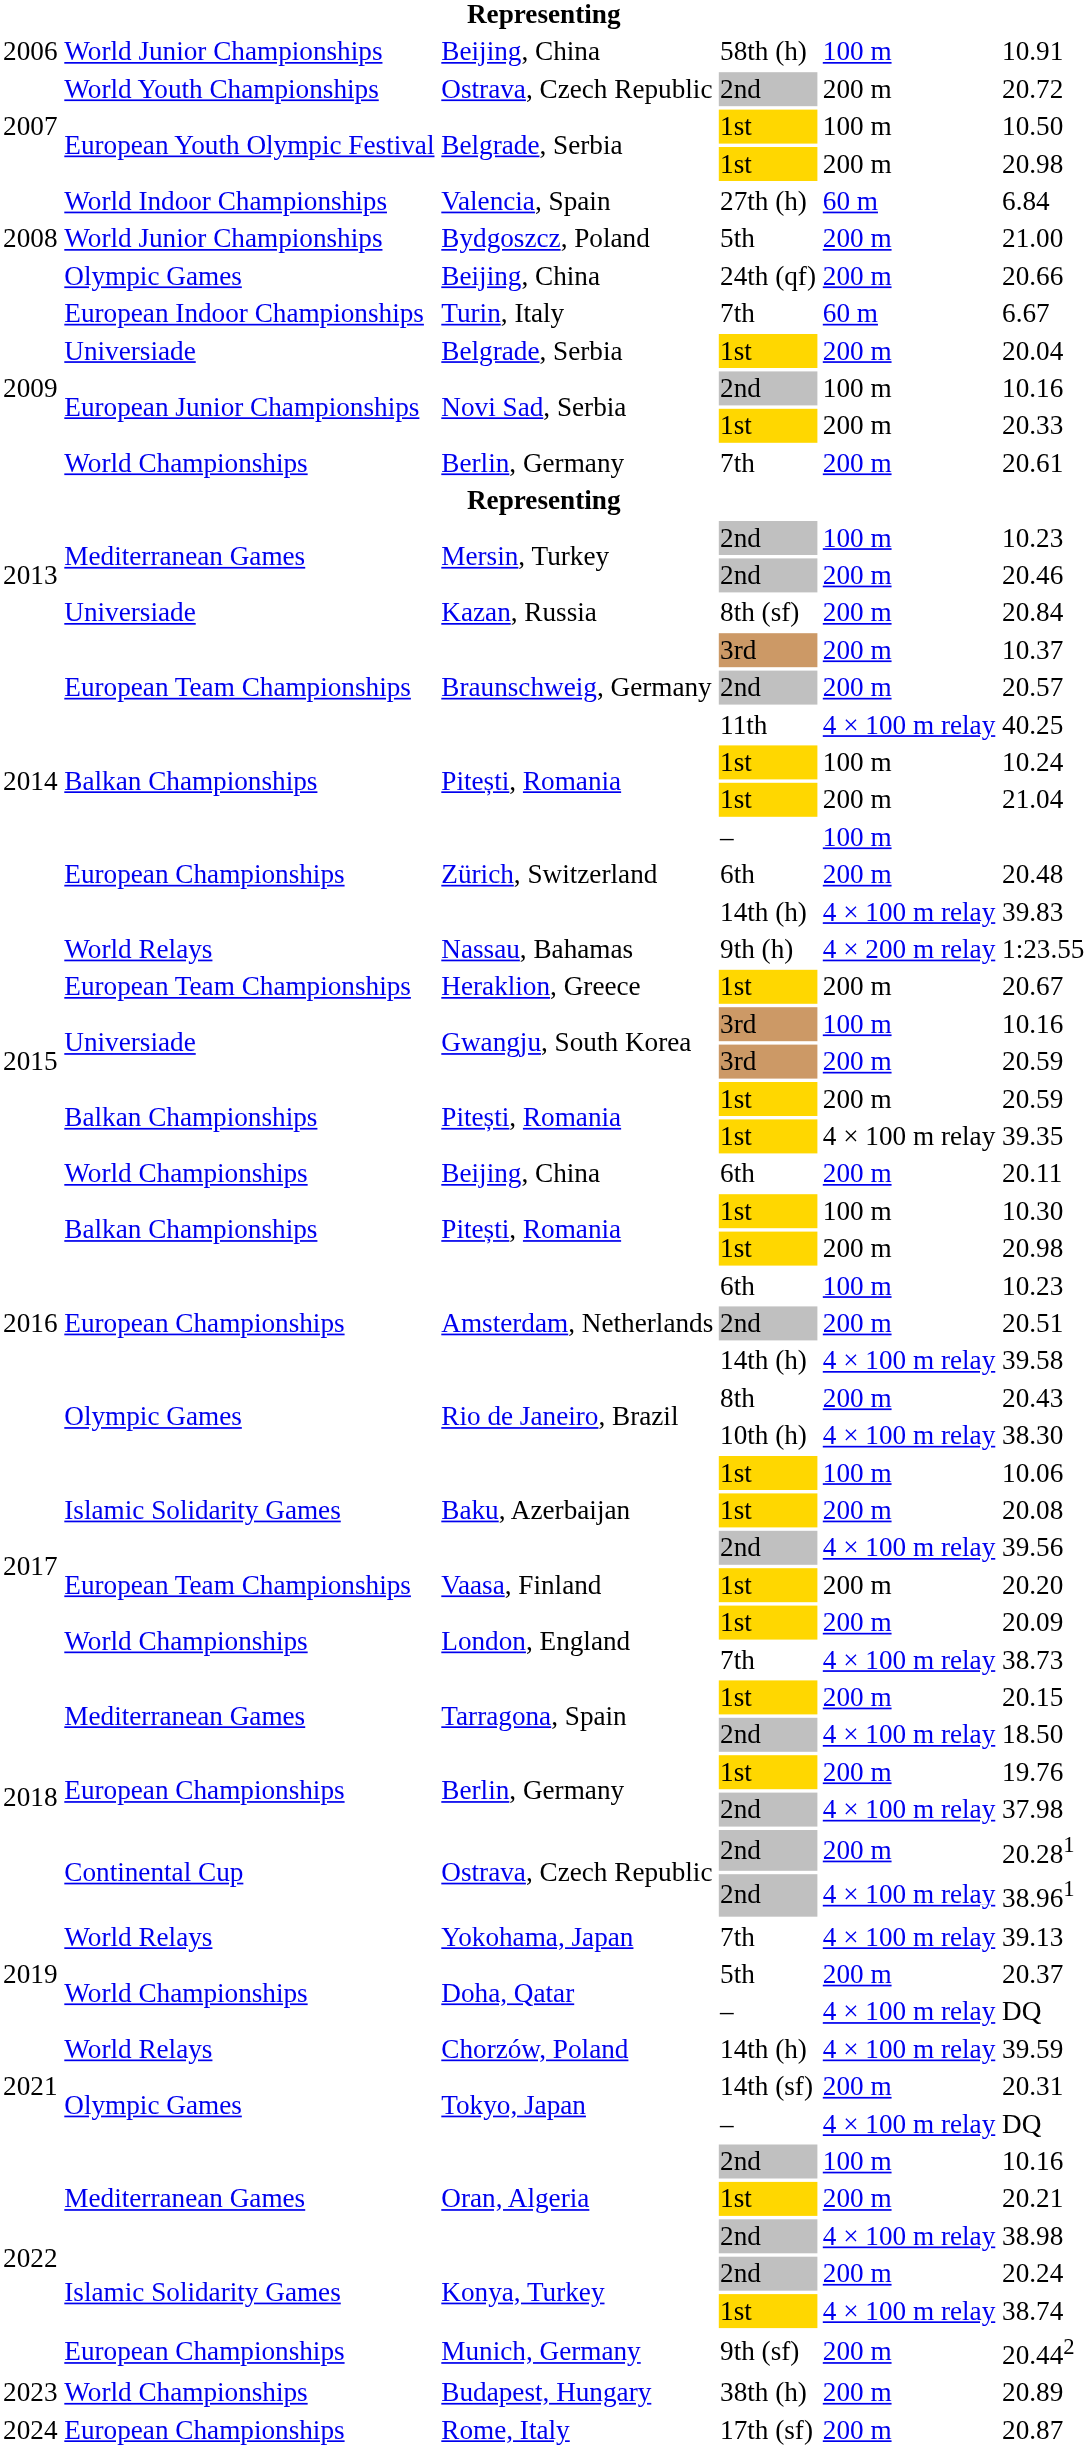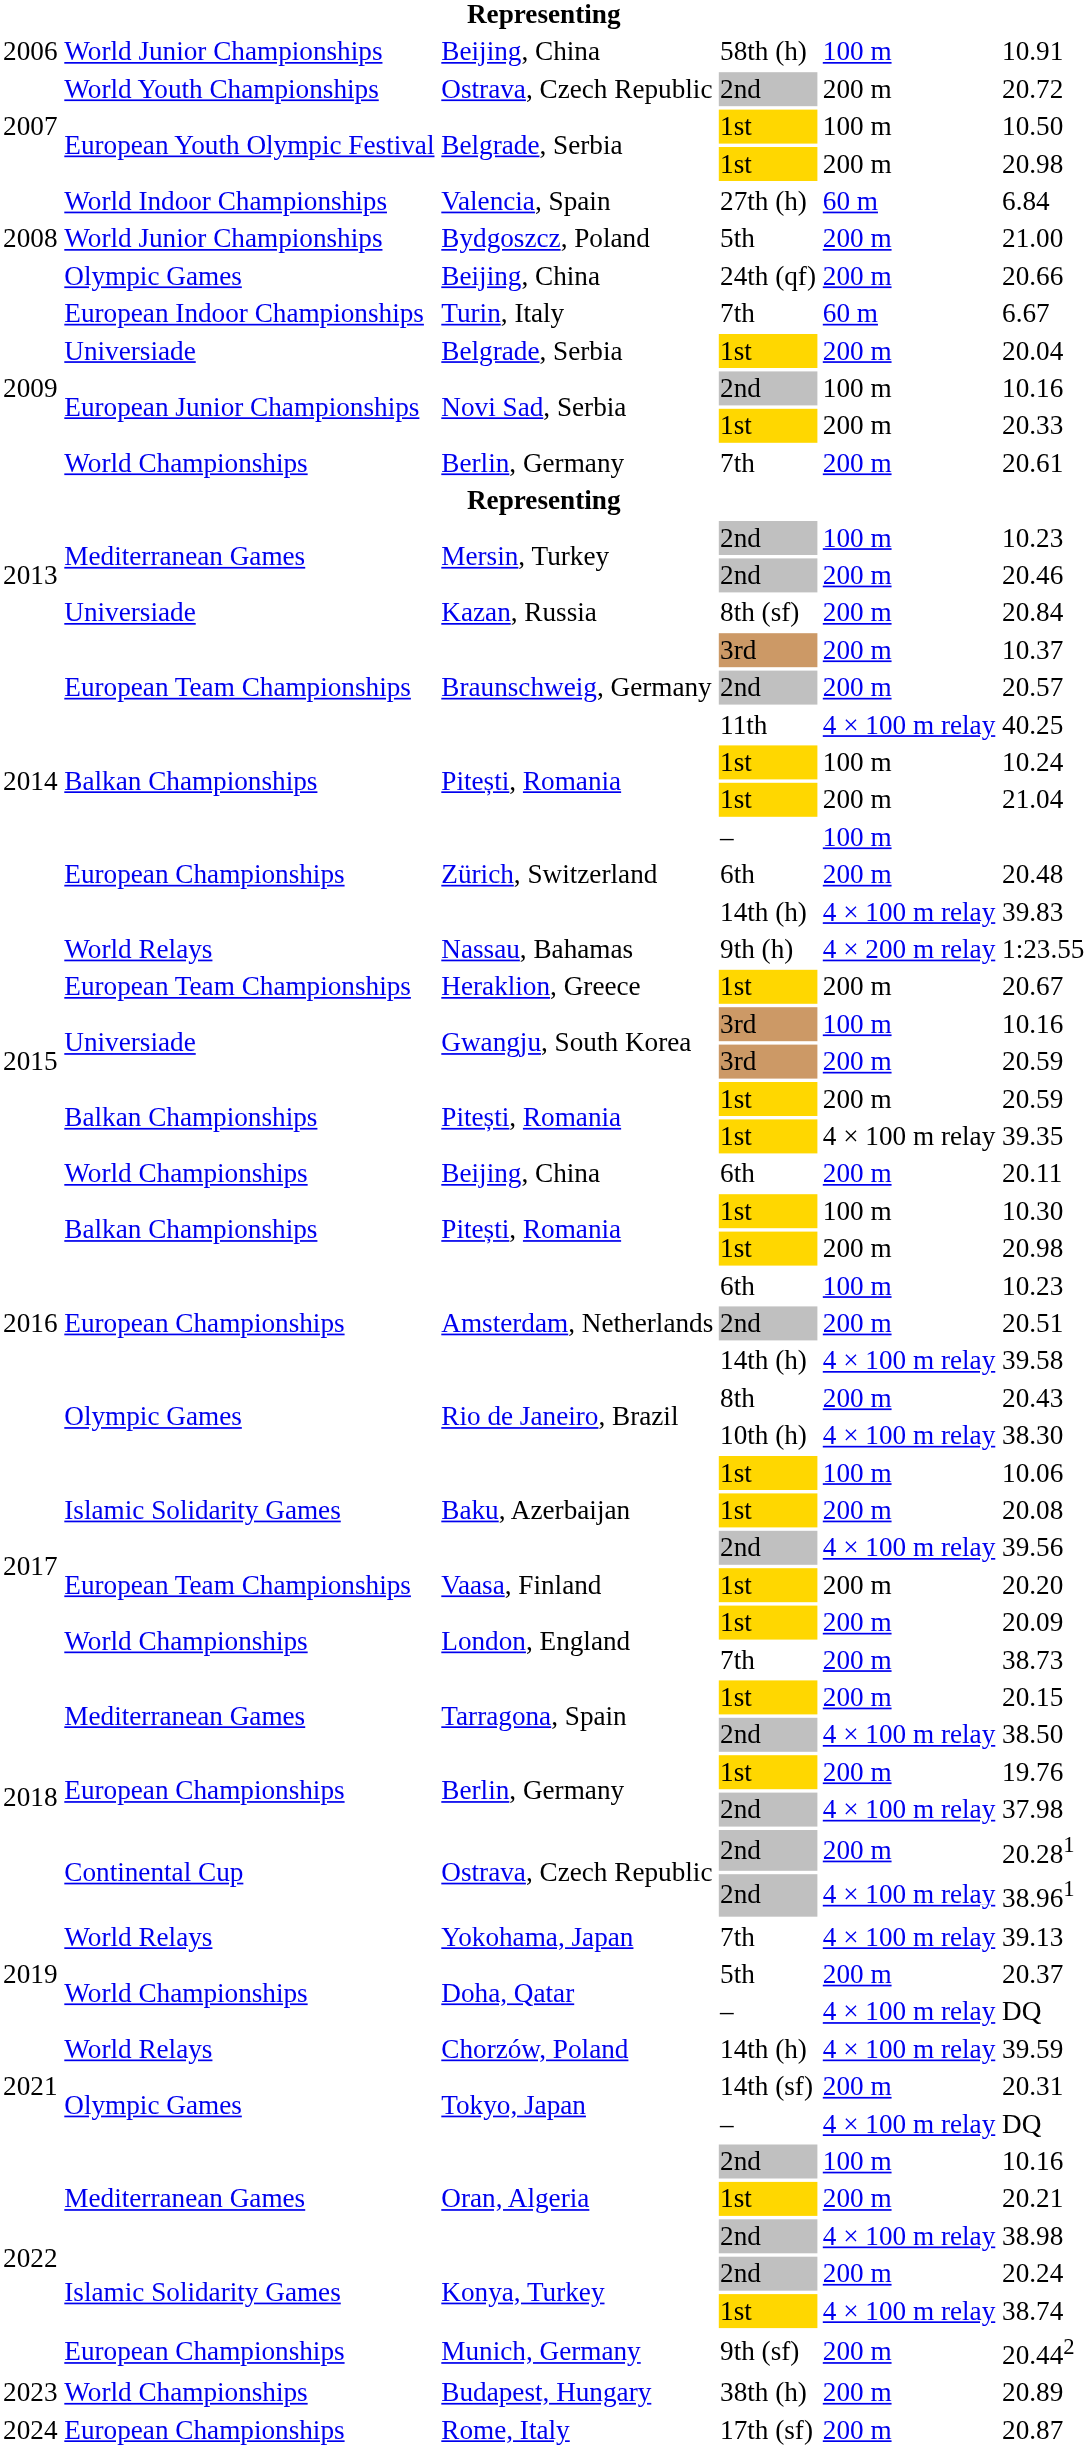(909, 1659) 4 × 100 m relay -> (857, 1659) 200 m
(1033, 1734) 18.50 -> (1033, 1734) 38.50
